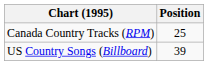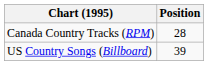(180, 32) 25 -> (180, 32) 28
